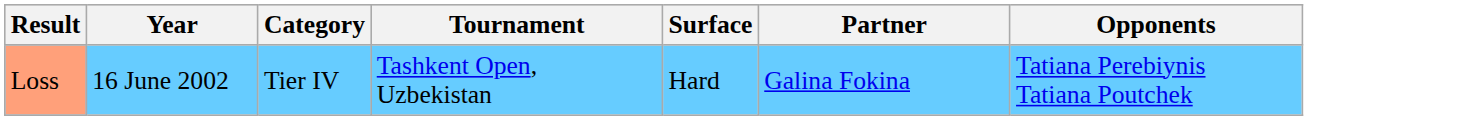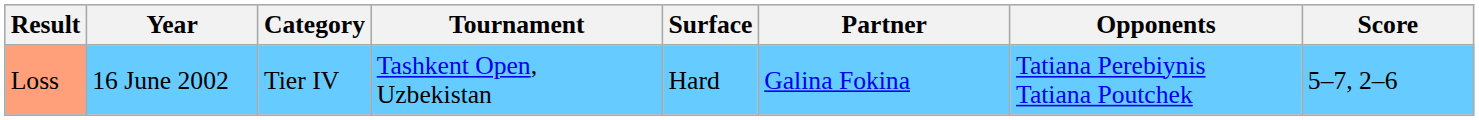+ column: (1388, 24)
